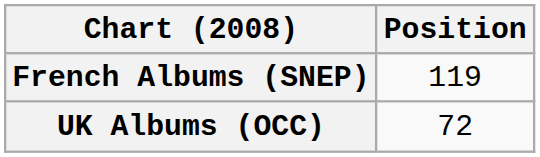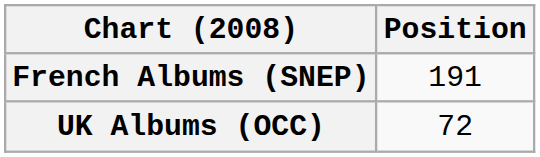(455, 78) 119 -> (455, 78) 191
